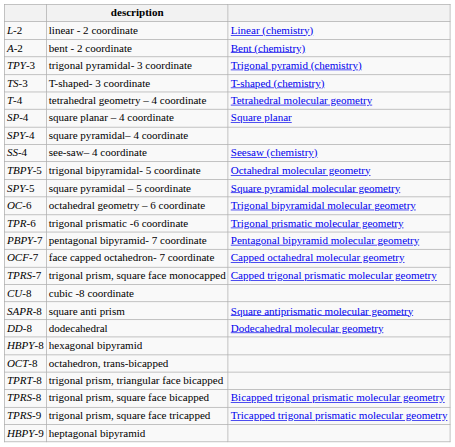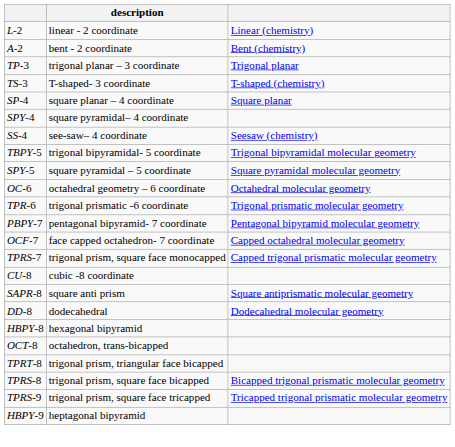+ row: (18, 65)
- row: (21, 65)
- row: (15, 100)
(301, 170) Octahedral molecular geometry -> (323, 153) Trigonal bipyramidal molecular geometry
(323, 205) Trigonal bipyramidal molecular geometry -> (301, 188) Octahedral molecular geometry
